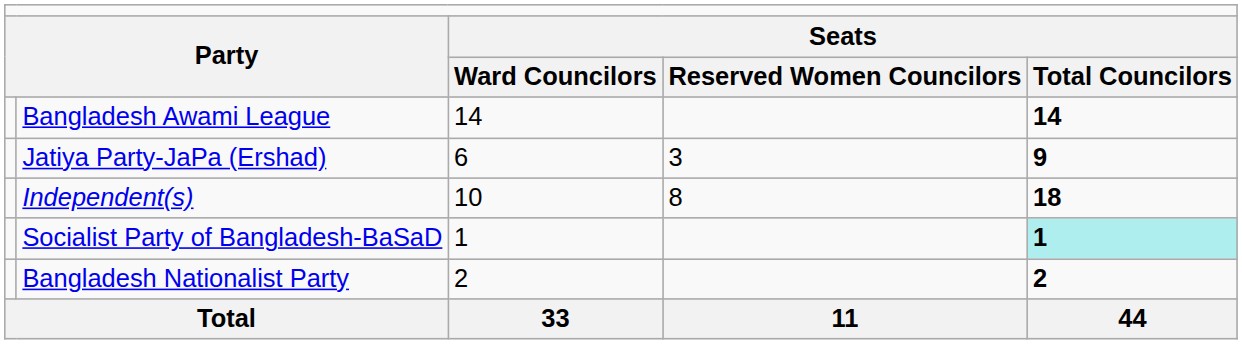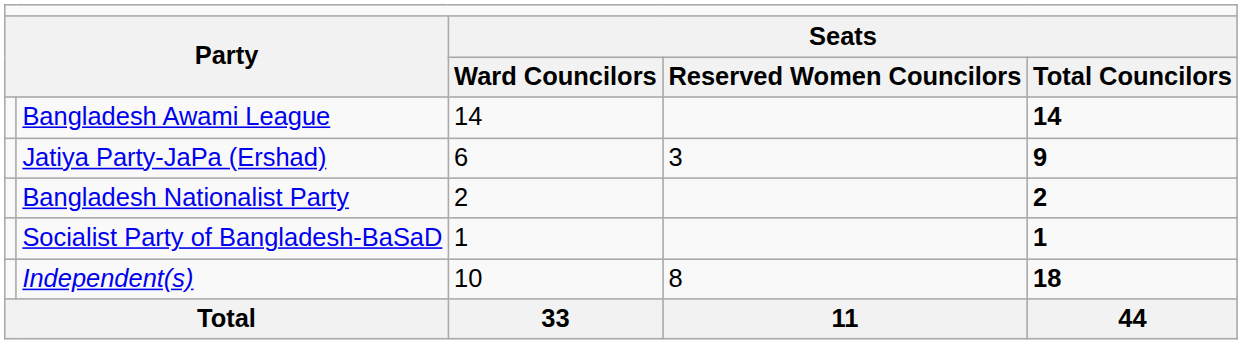rows swapped: (186, 278) <-> (108, 197)
(1040, 238) paleturquoise background -> (1040, 238) no background
